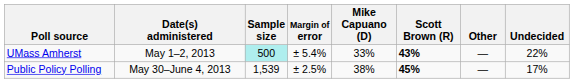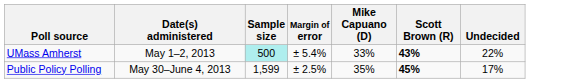- column: (483, 36)
(266, 70) 1,539 -> (266, 70) 1,599
(364, 70) 38% -> (364, 70) 35%
